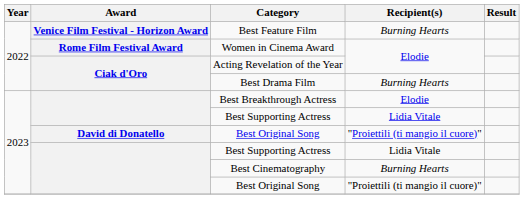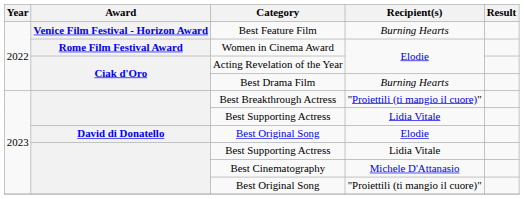(415, 99) Elodie -> (415, 99) "Proiettili (ti mangio il cuore)"
(415, 133) "Proiettili (ti mangio il cuore)" -> (415, 133) Elodie
(415, 168) Burning Hearts -> (415, 168) Michele D'Attanasio
